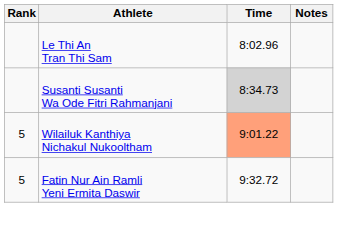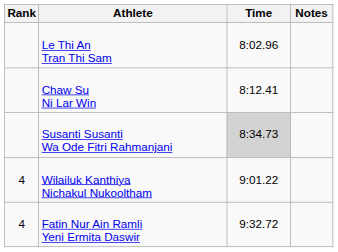+ row: (69, 96)
(22, 135) 5 -> (22, 179) 4
(259, 135) lightsalmon background -> (259, 179) no background
(22, 179) 5 -> (22, 224) 4
